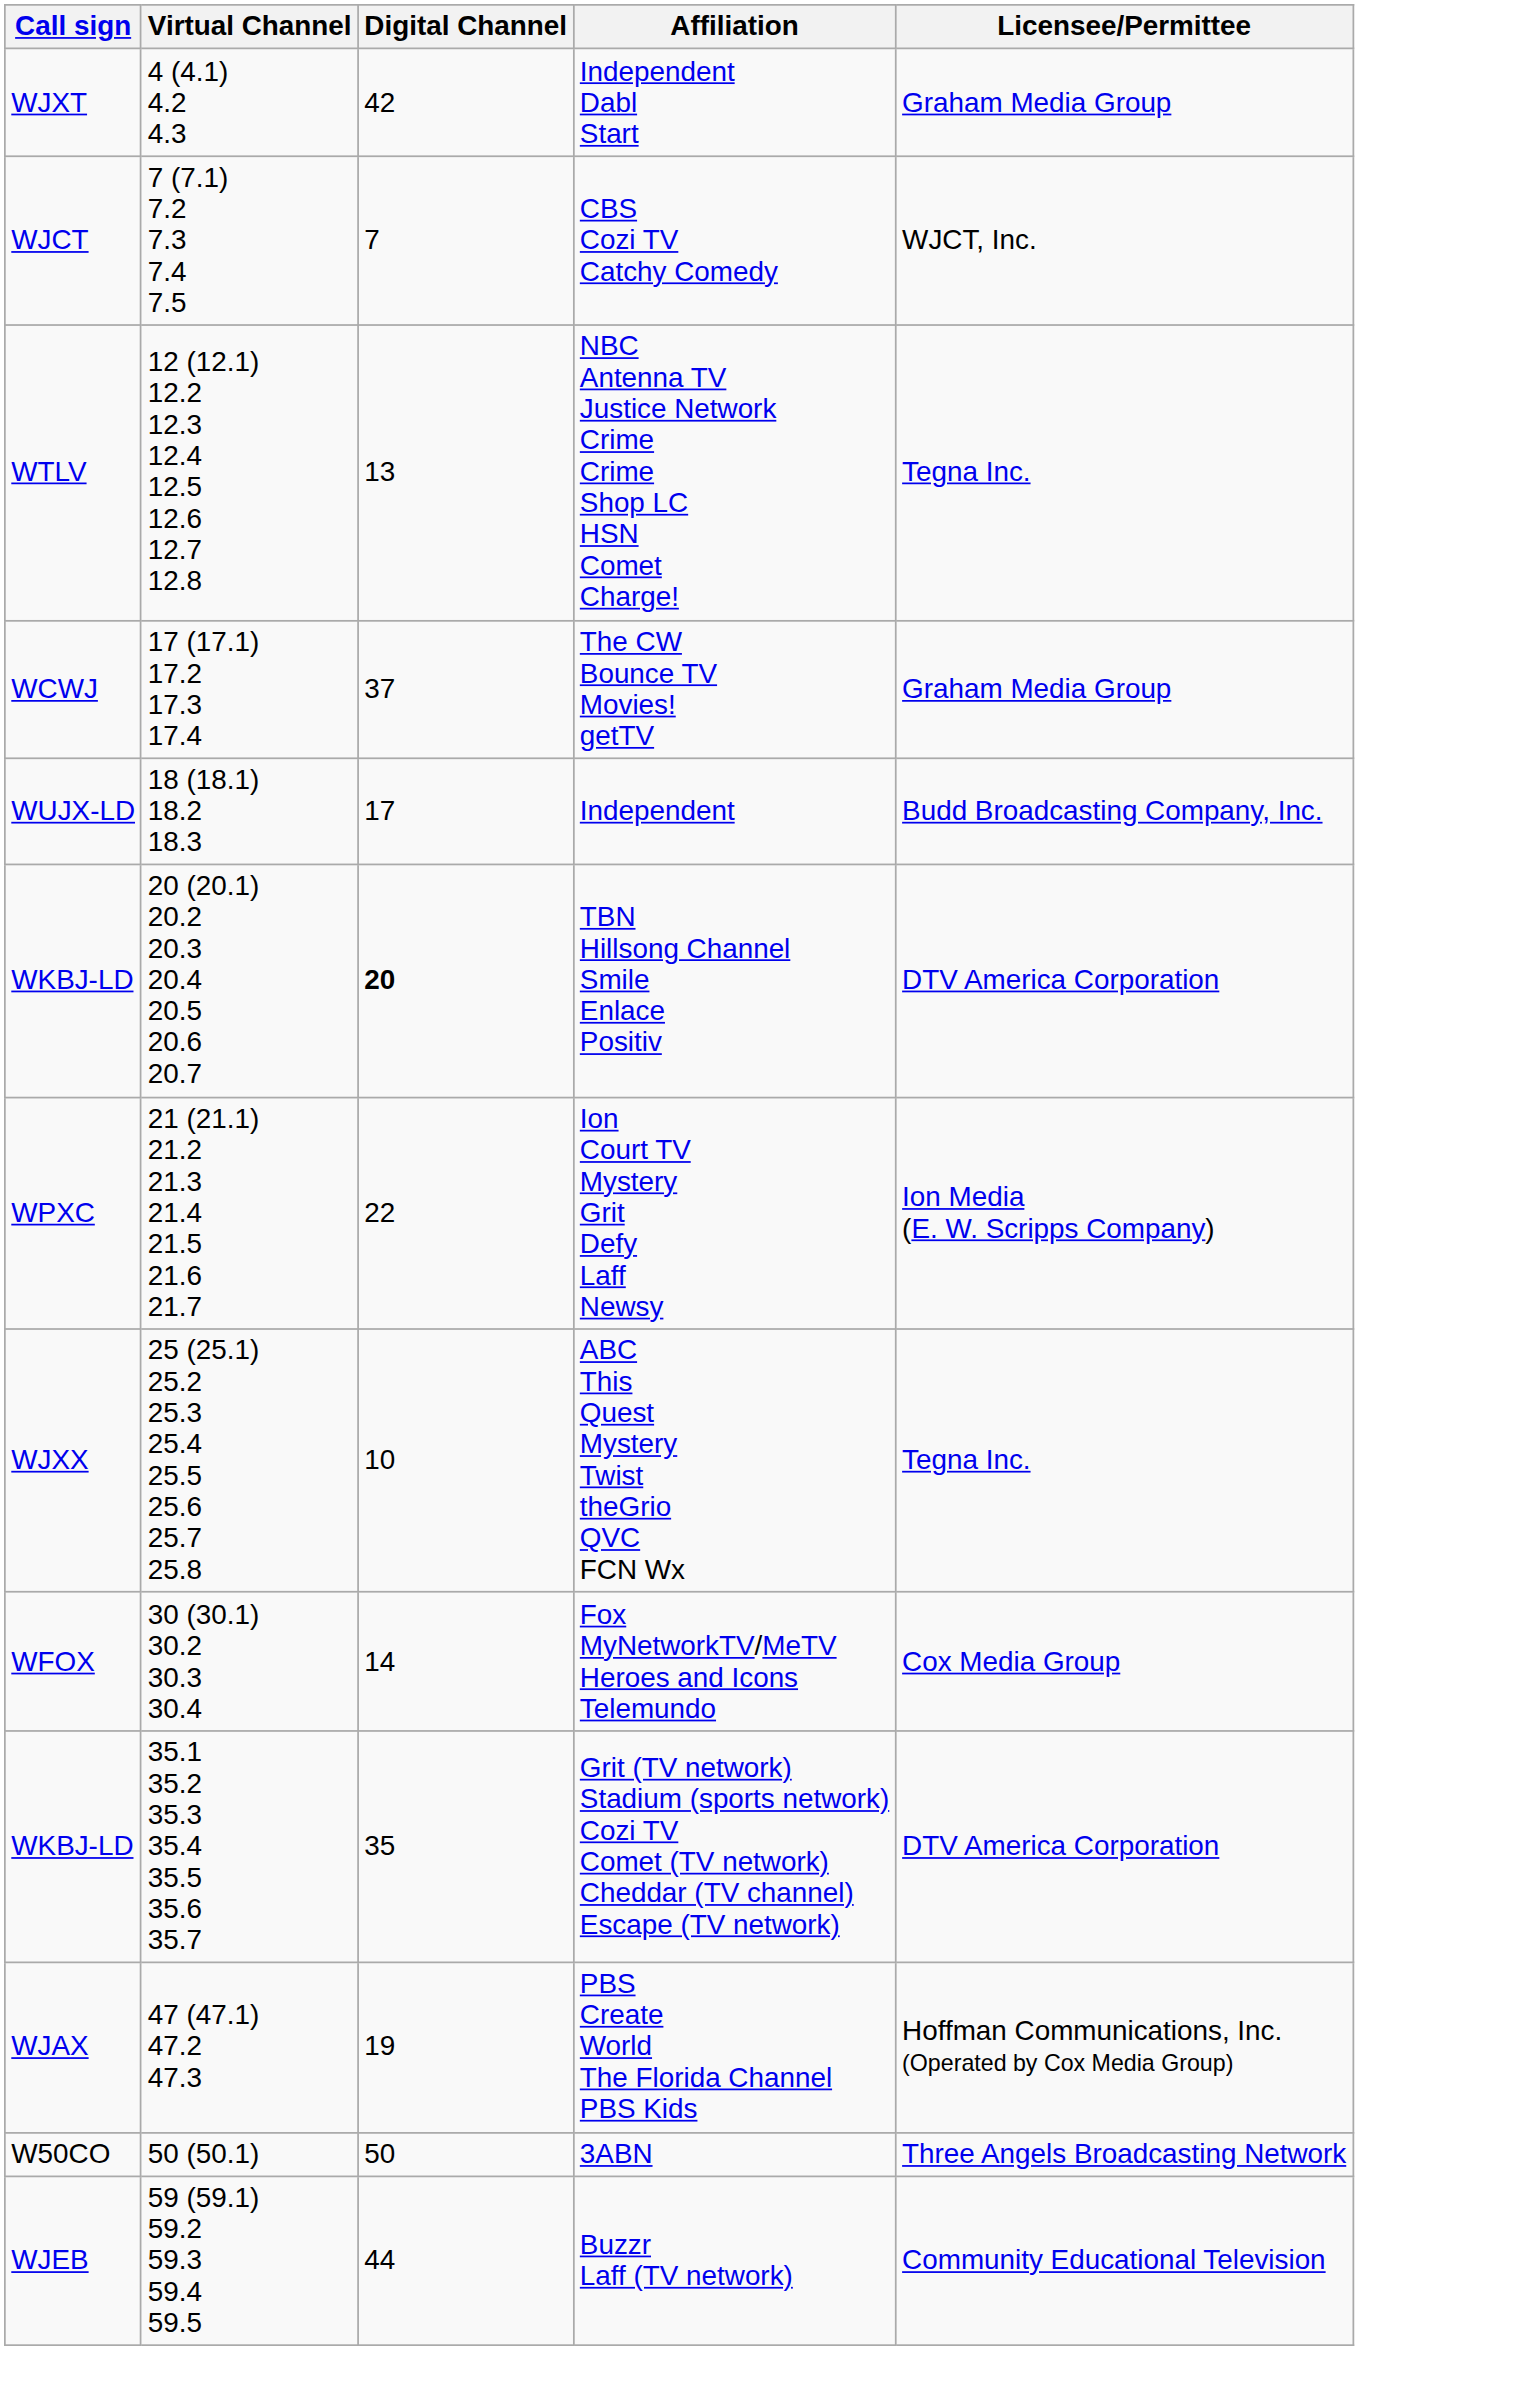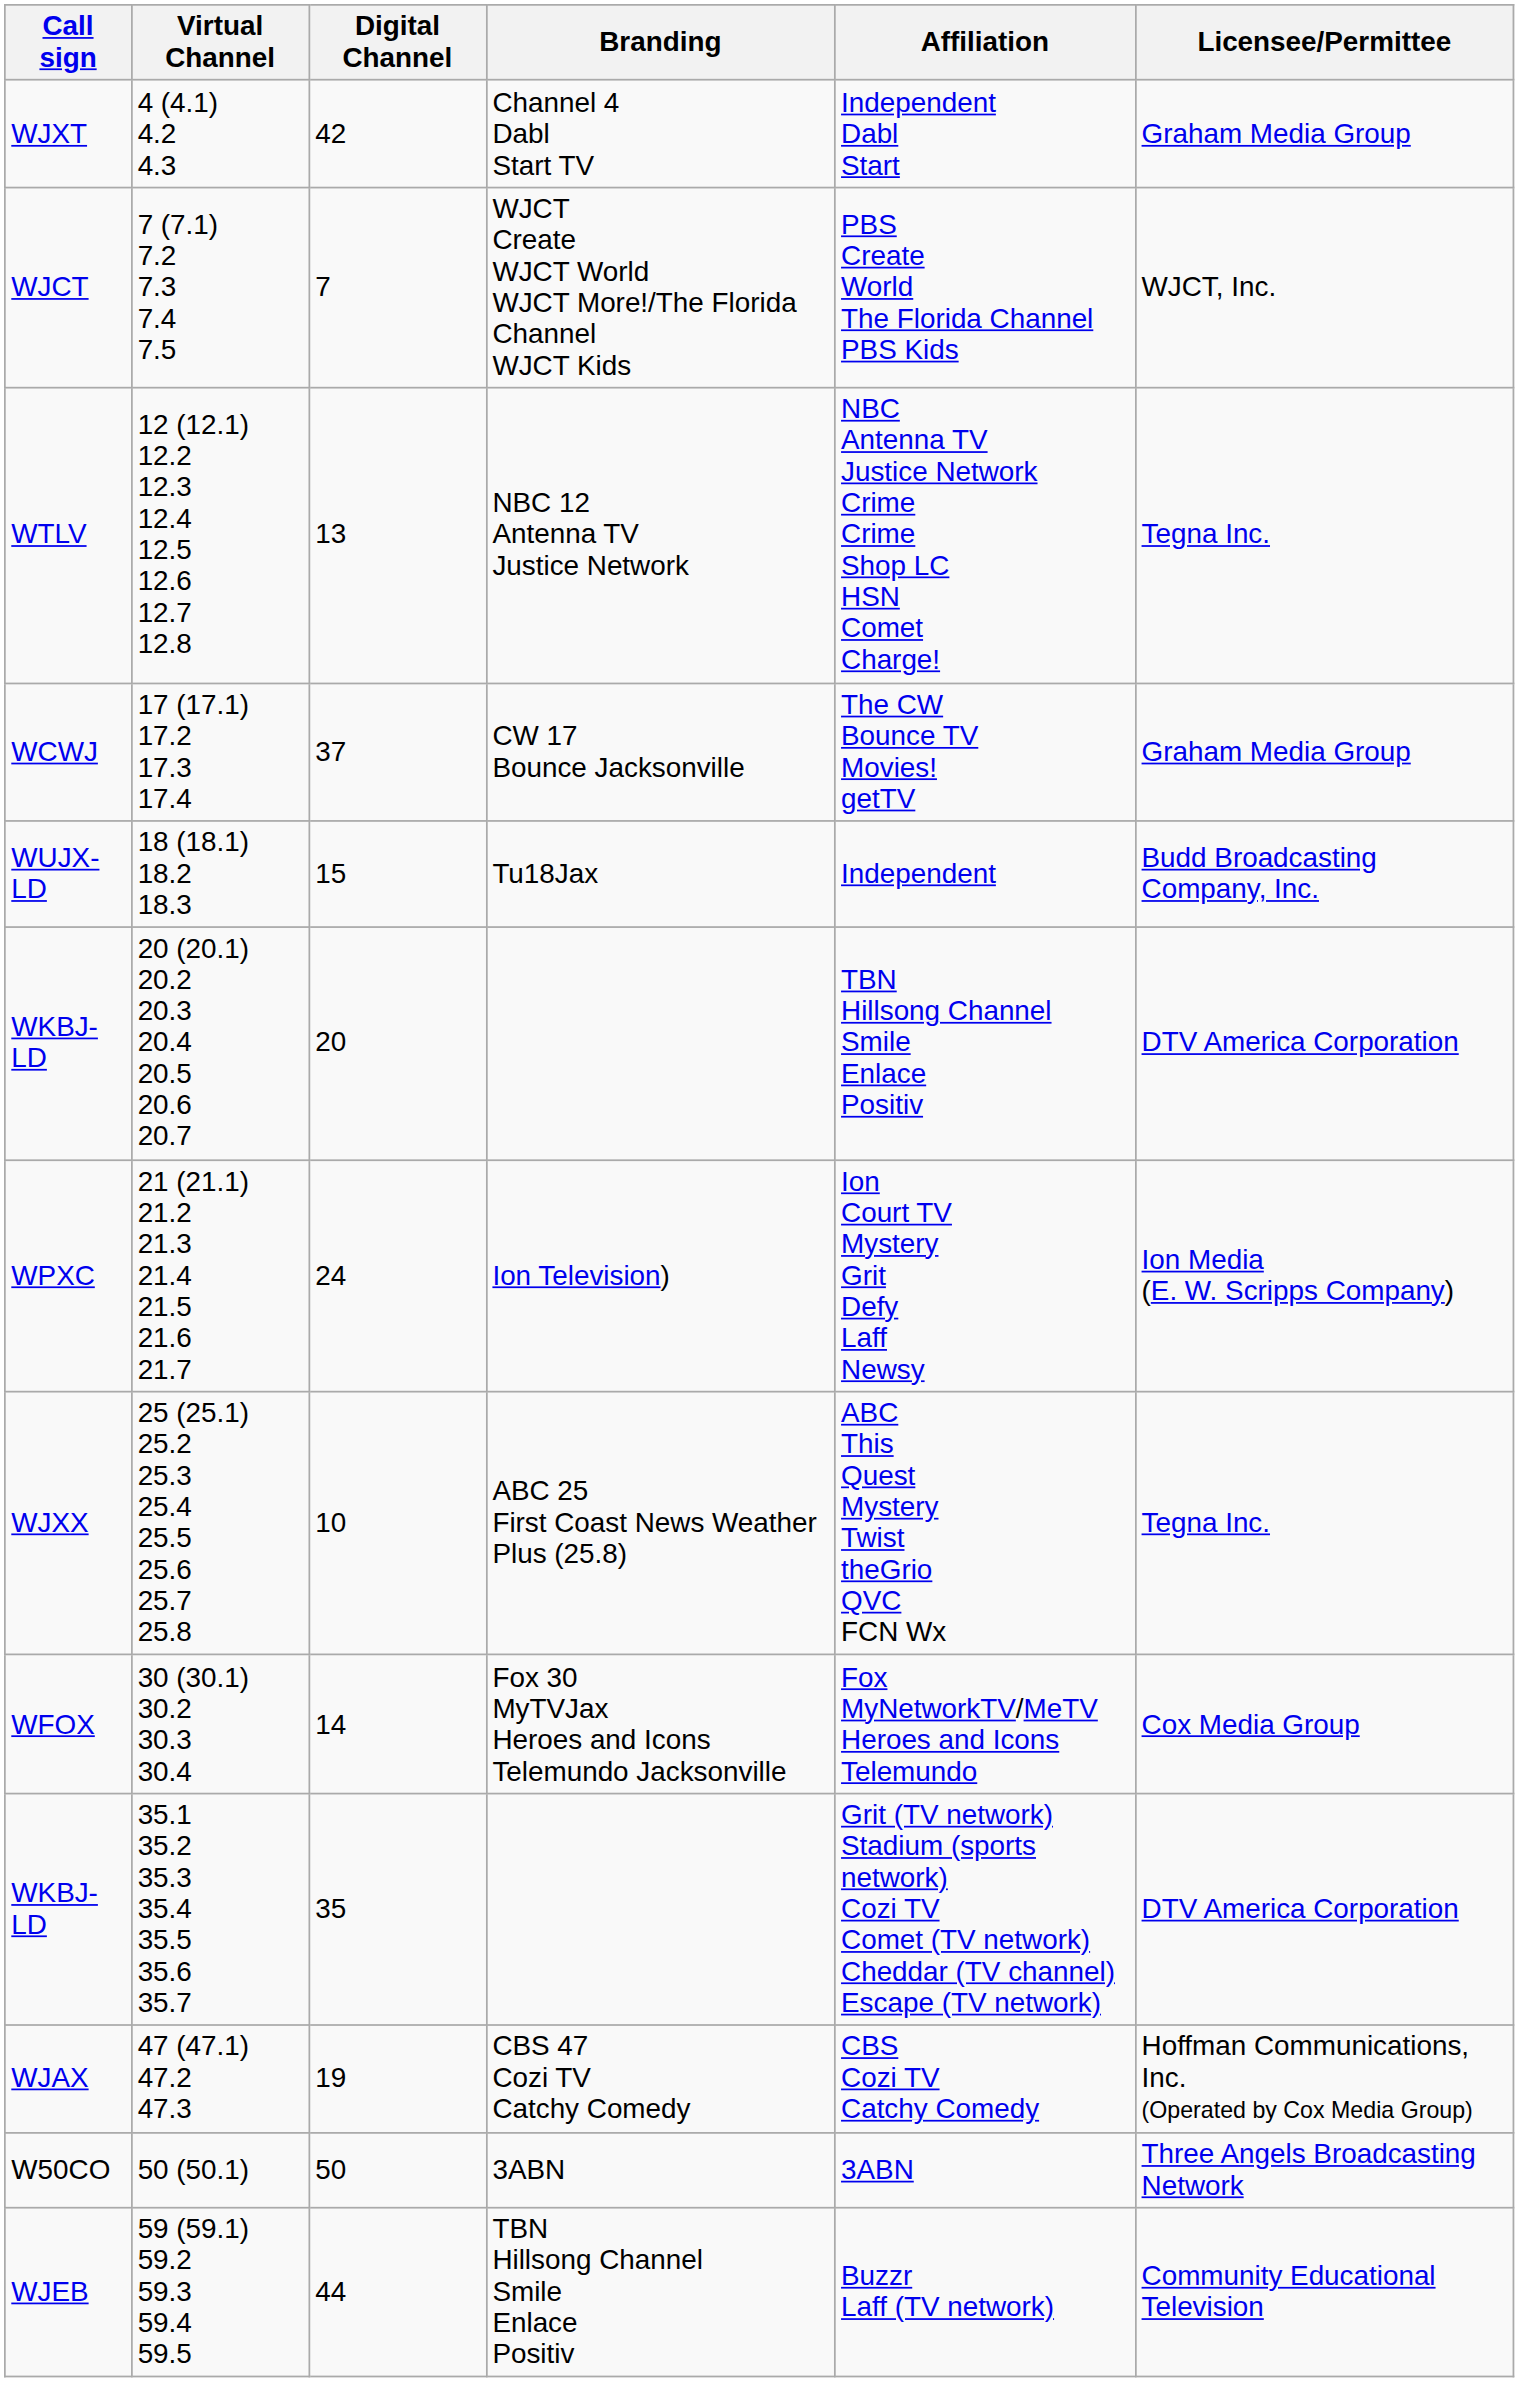+ column: (660, 42)
(679, 240) CBS Cozi TV Catchy Comedy -> (967, 287) PBS Create World The Florida Channel PBS Kids
(380, 811) 17 -> (331, 873) 15
(380, 980) bold -> (331, 1043) normal
(380, 1212) 22 -> (331, 1275) 24
(706, 2046) PBS Create World The Florida Channel PBS Kids -> (940, 2078) CBS Cozi TV Catchy Comedy
